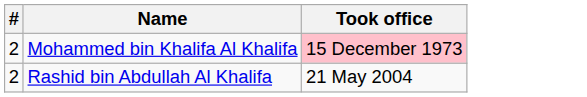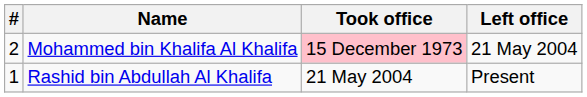+ column: (524, 19)
(14, 77) 2 -> (14, 77) 1
